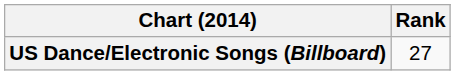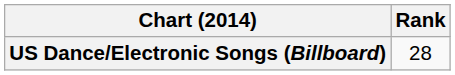(421, 53) 27 -> (421, 53) 28
